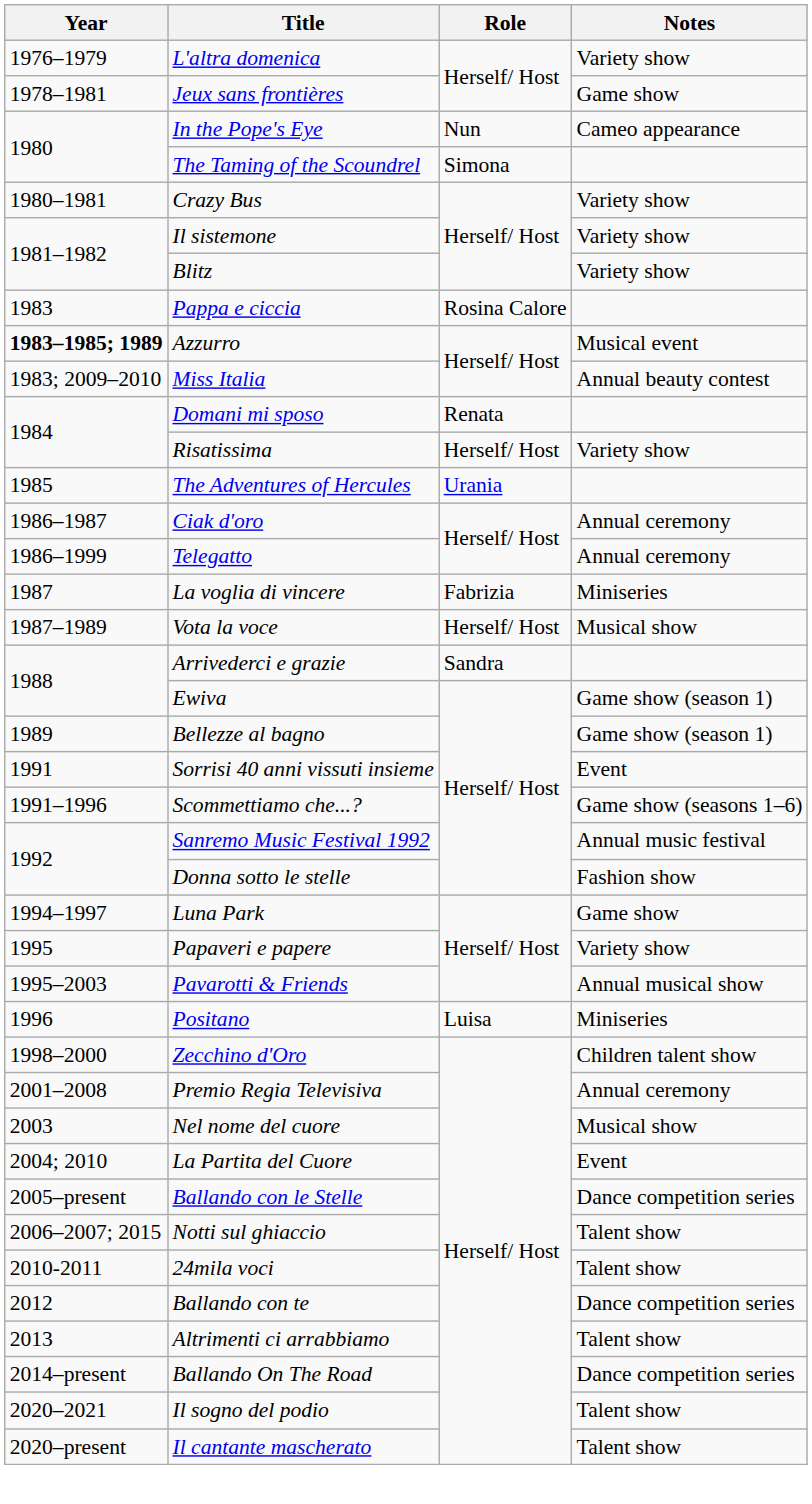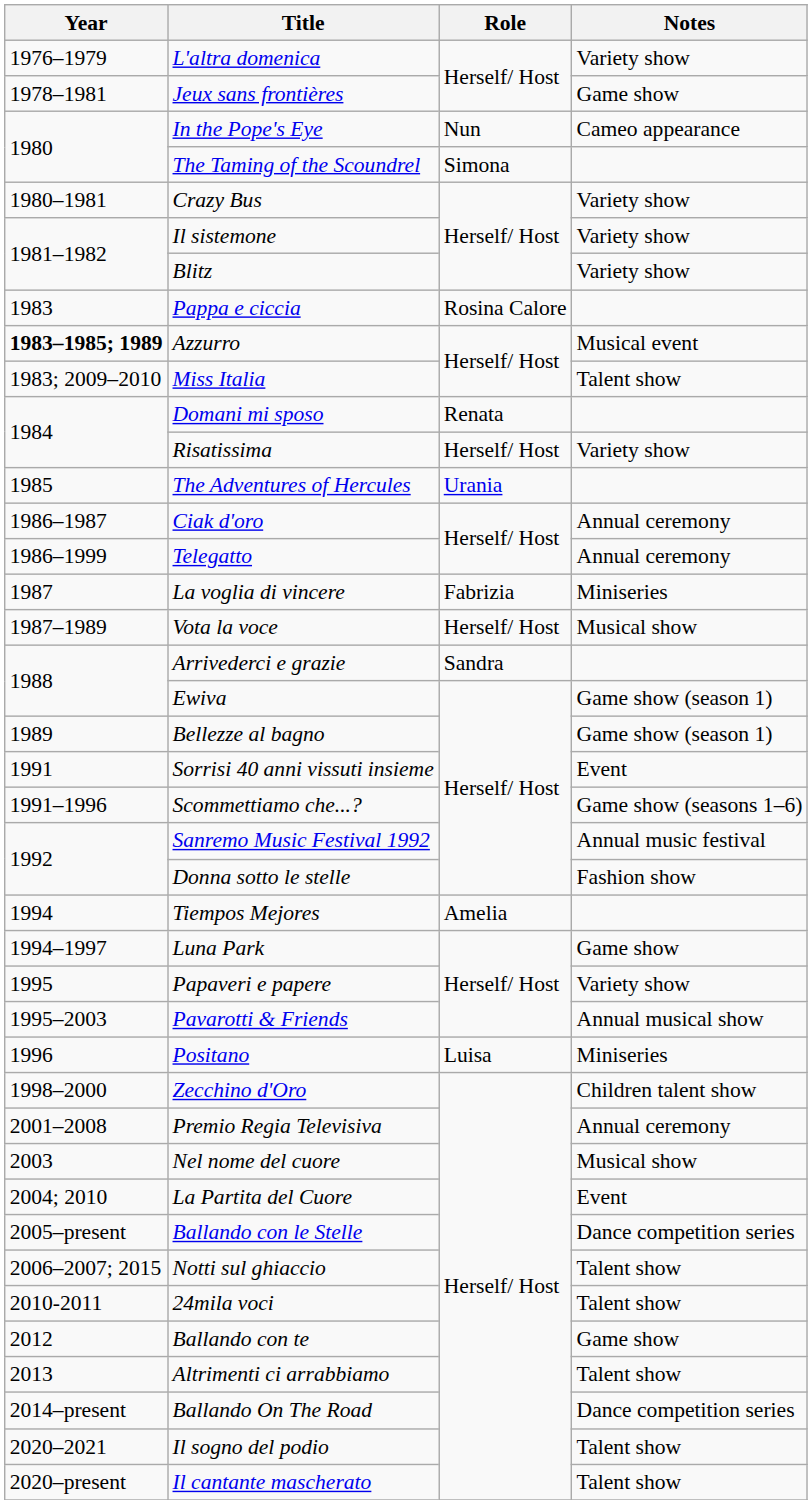(673, 378) Annual beauty contest -> (629, 378) Talent show
+ row: (246, 912)
(686, 1303) Dance competition series -> (628, 1339) Game show
